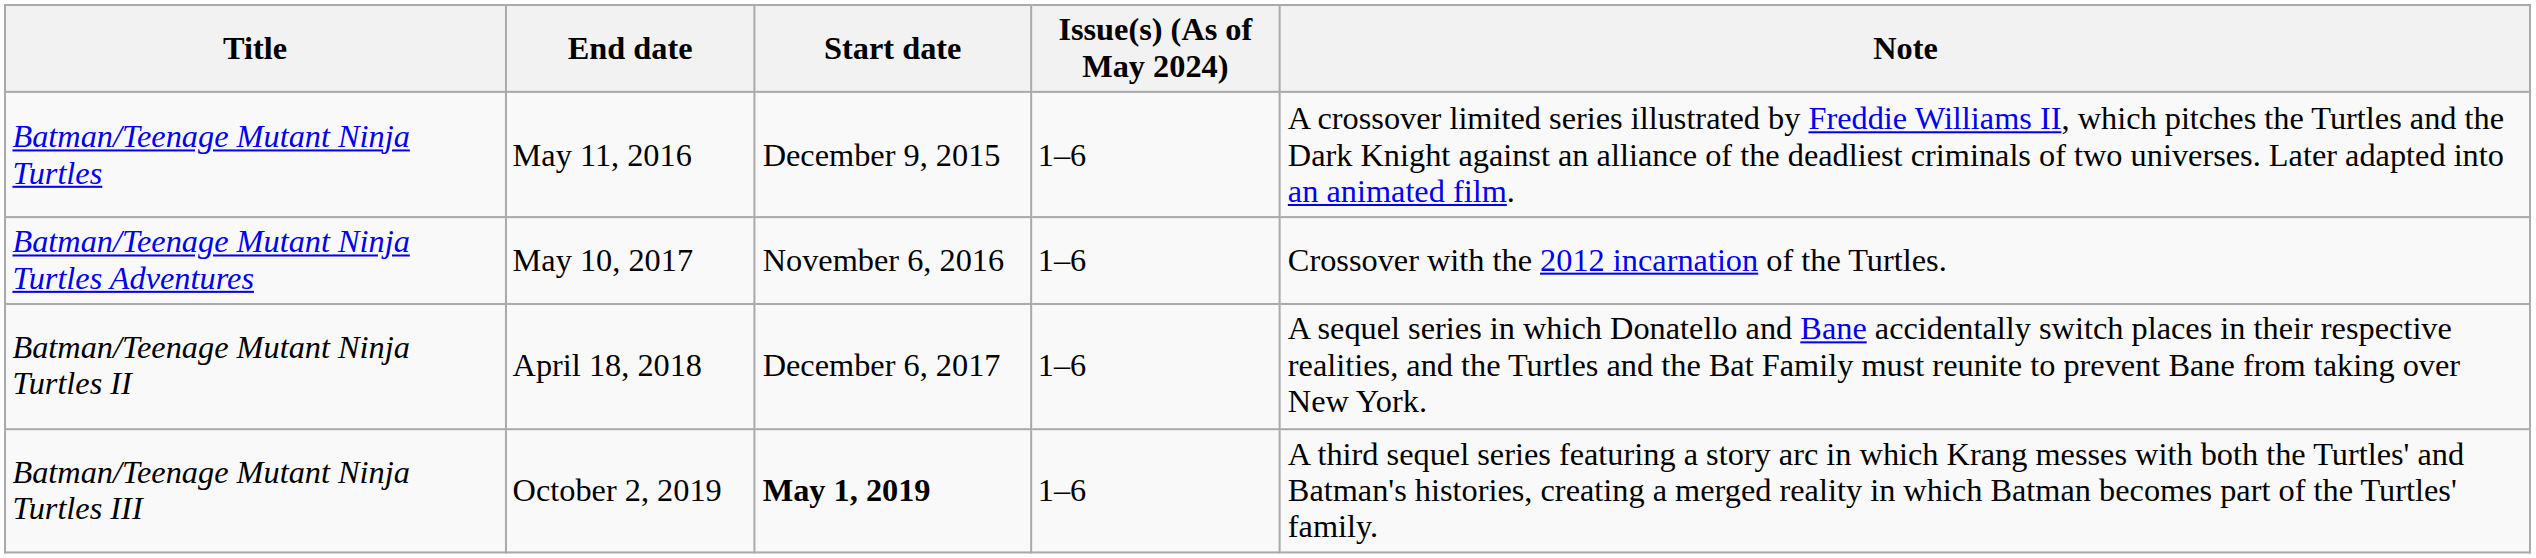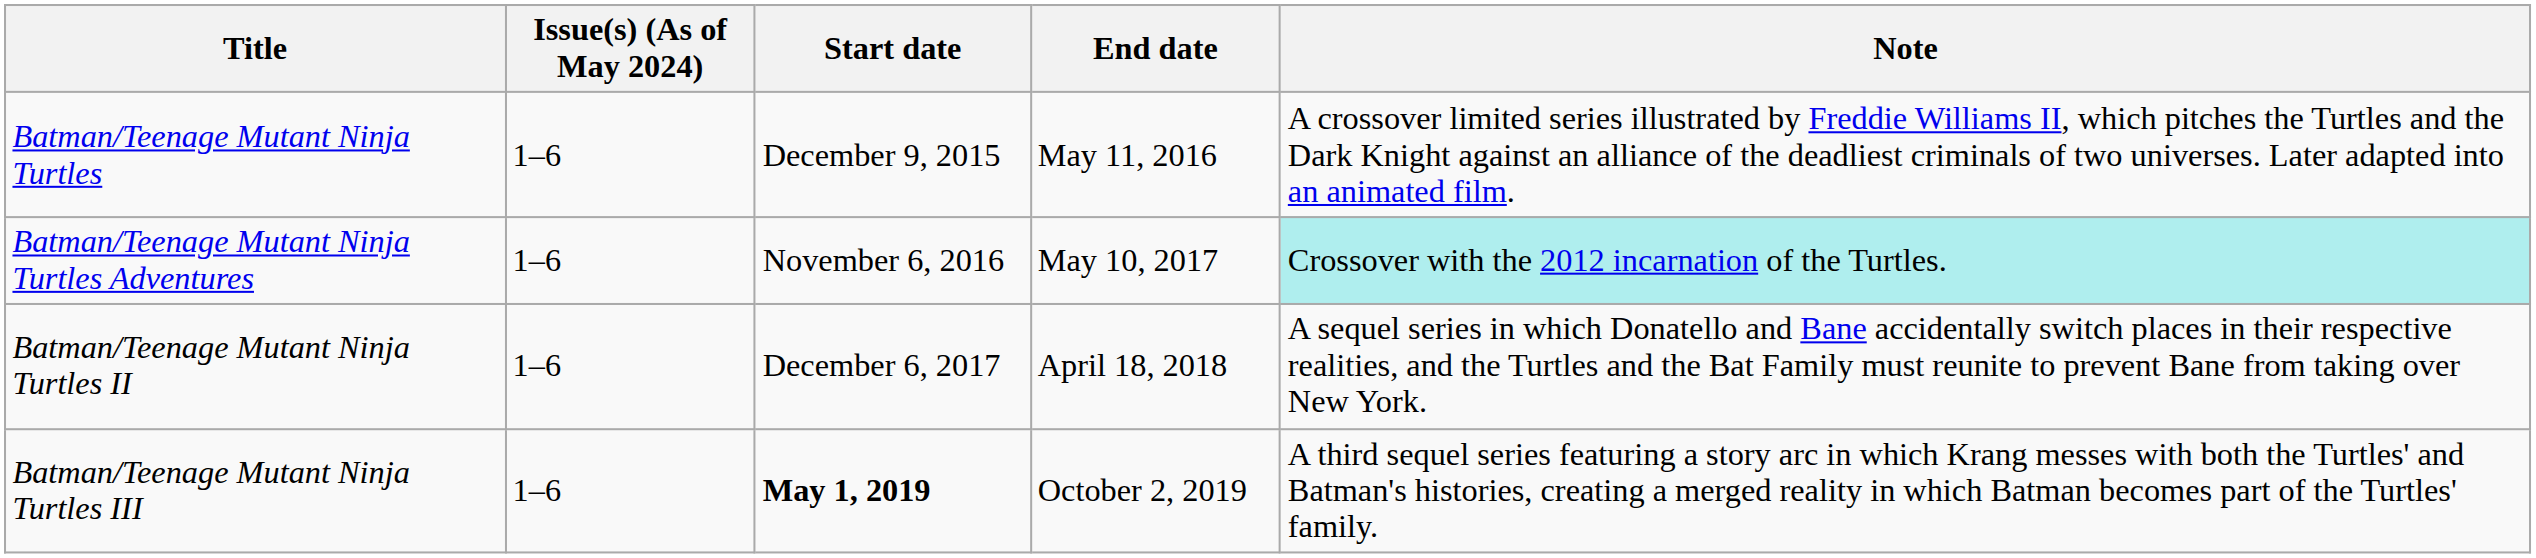columns swapped: (1155, 48) <-> (630, 48)
(1617, 259) no background -> (1617, 259) paleturquoise background
